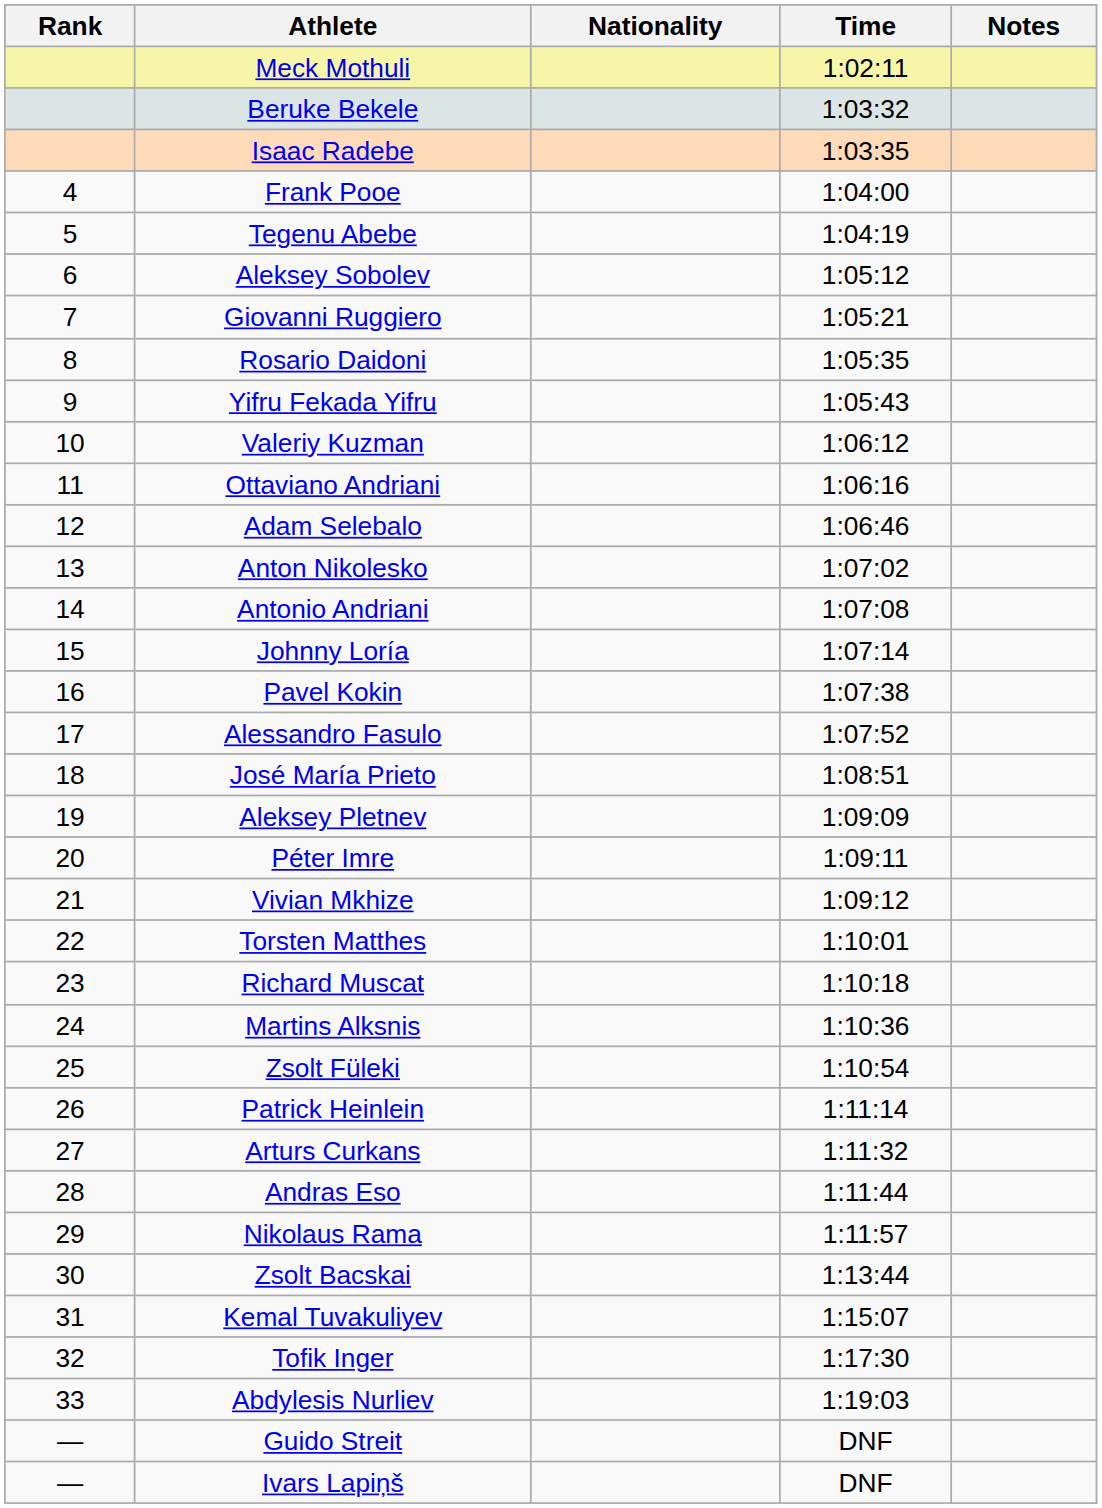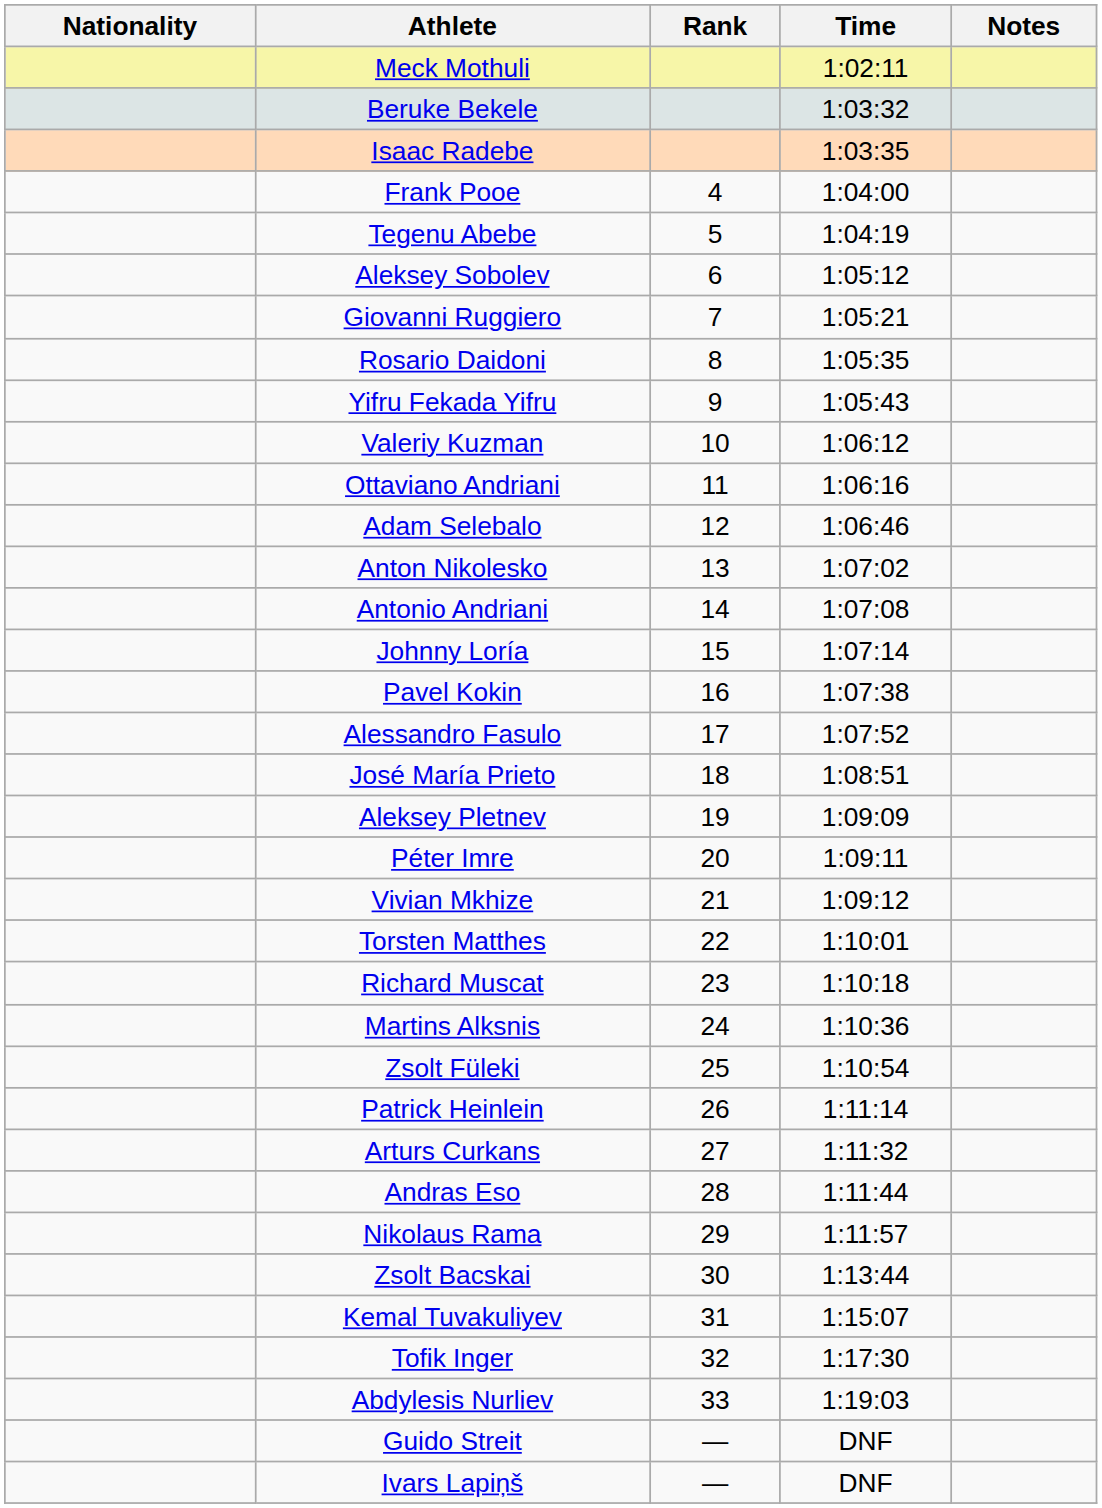columns swapped: (70, 26) <-> (655, 26)
